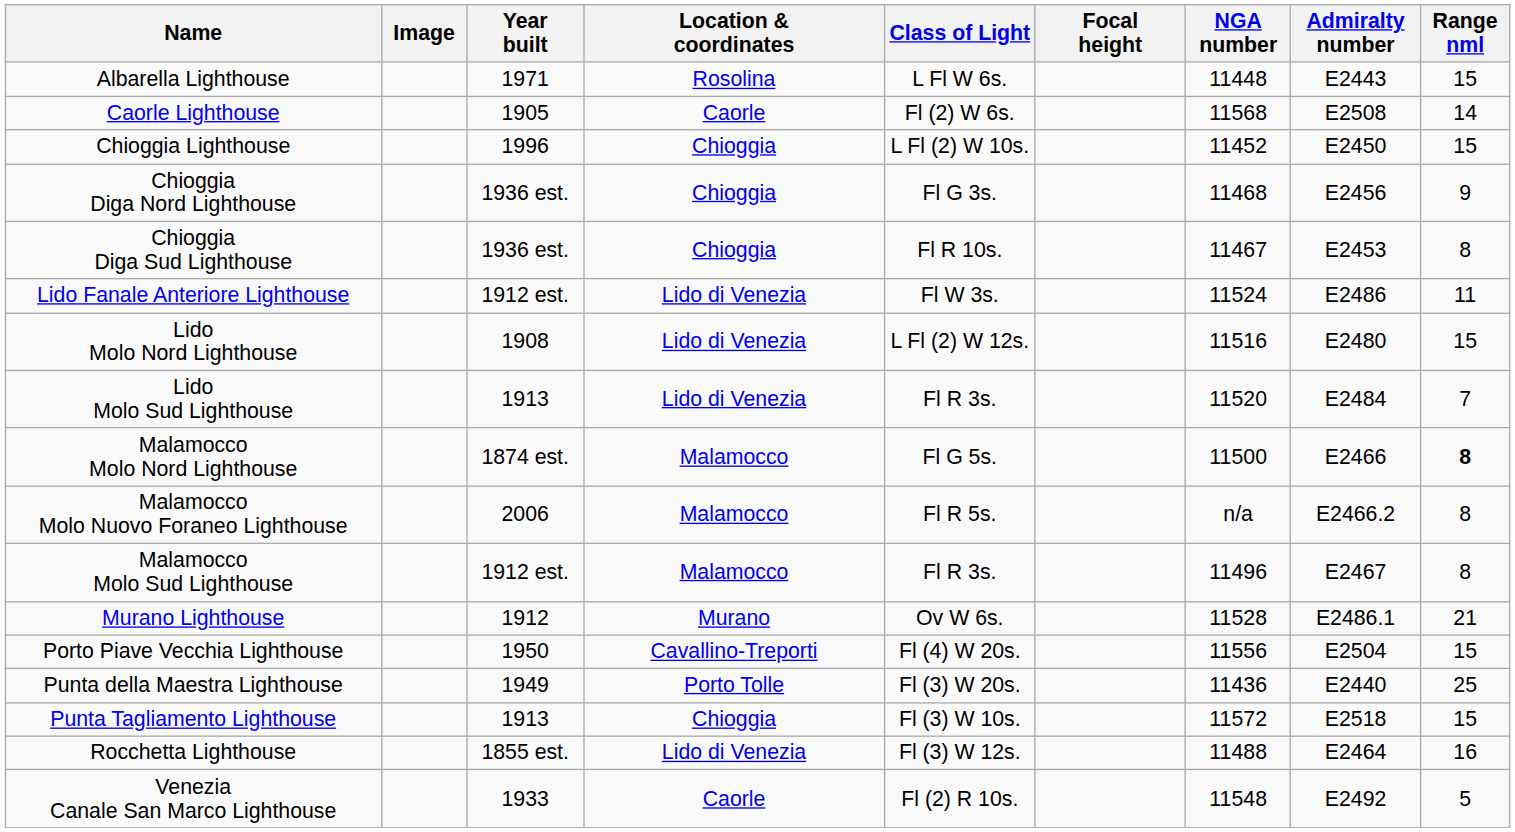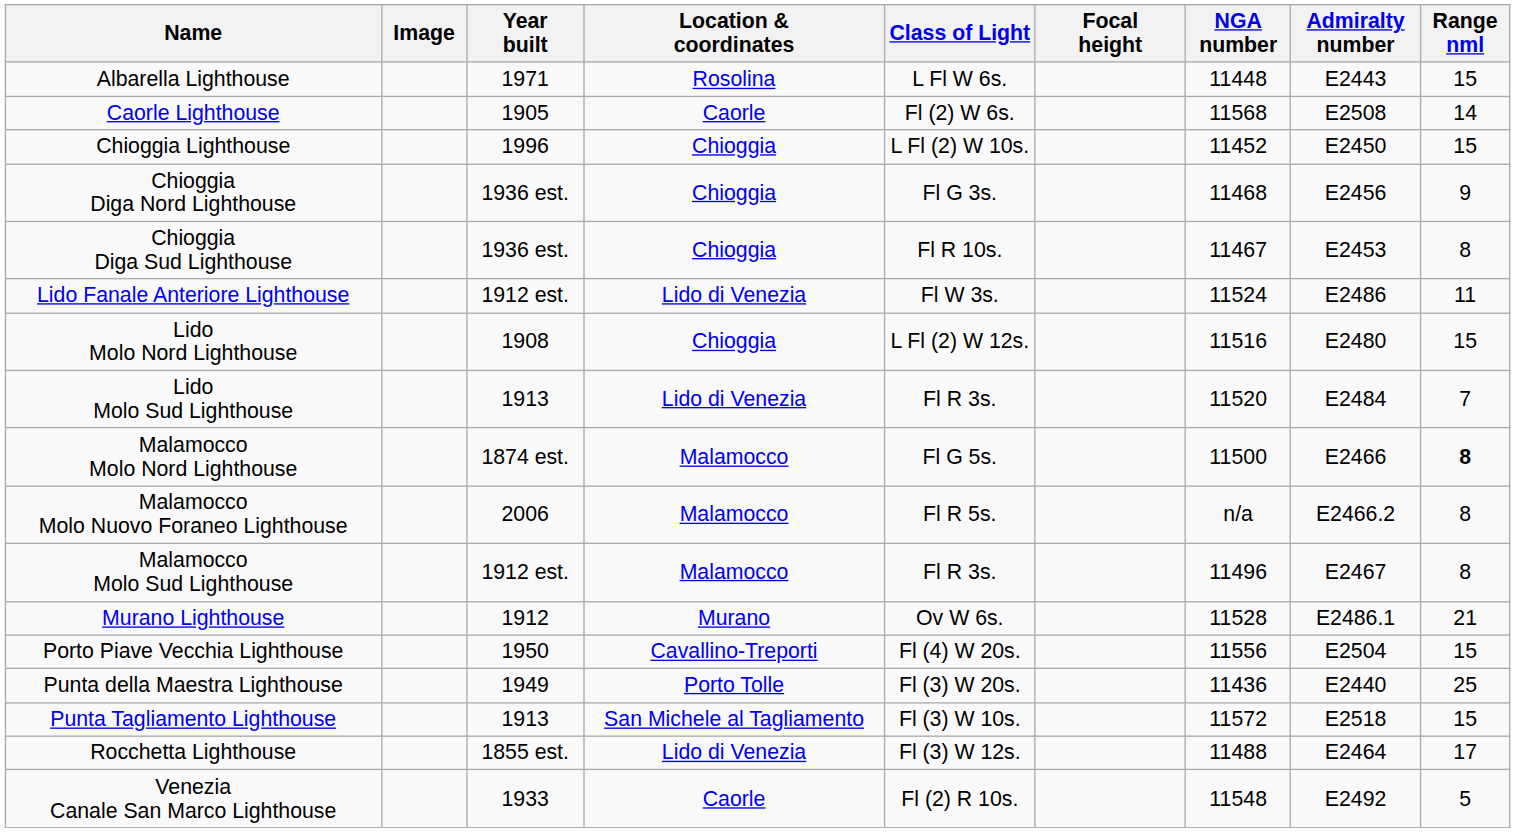(734, 341) Lido di Venezia -> (734, 341) Chioggia
(734, 719) Chioggia -> (734, 719) San Michele al Tagliamento
(1465, 752) 16 -> (1465, 752) 17
